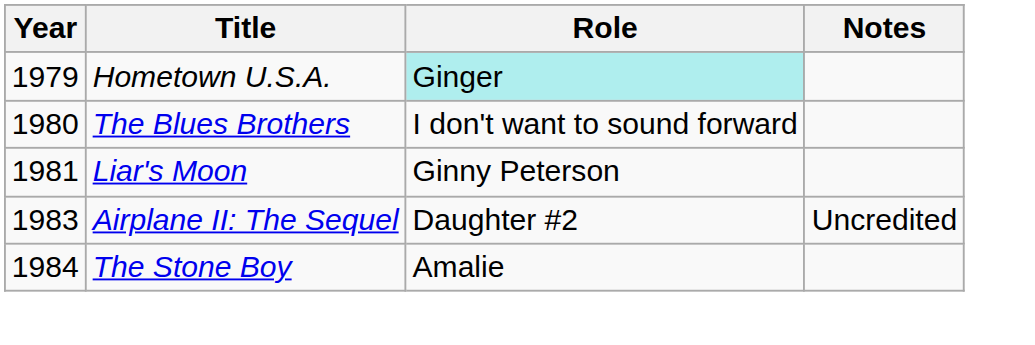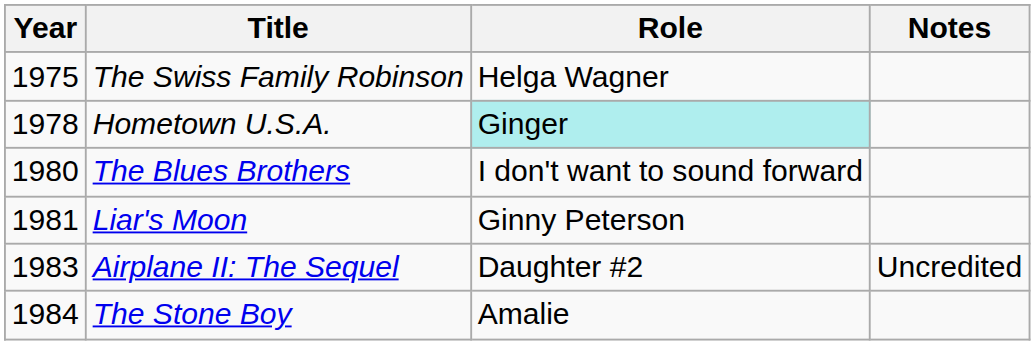+ row: (278, 76)
(45, 76) 1979 -> (45, 123) 1978
